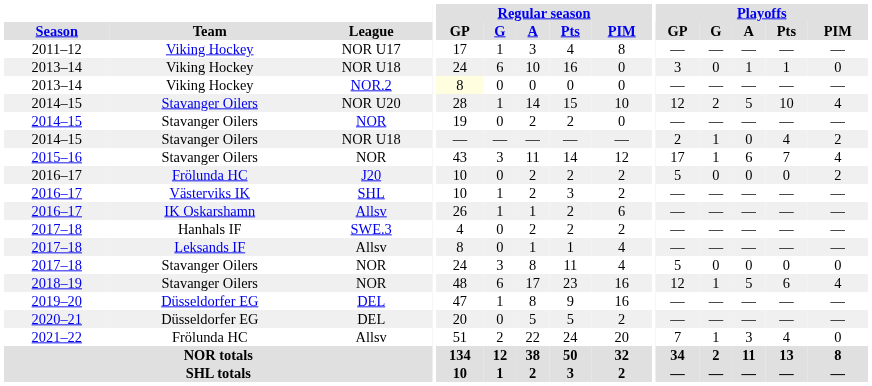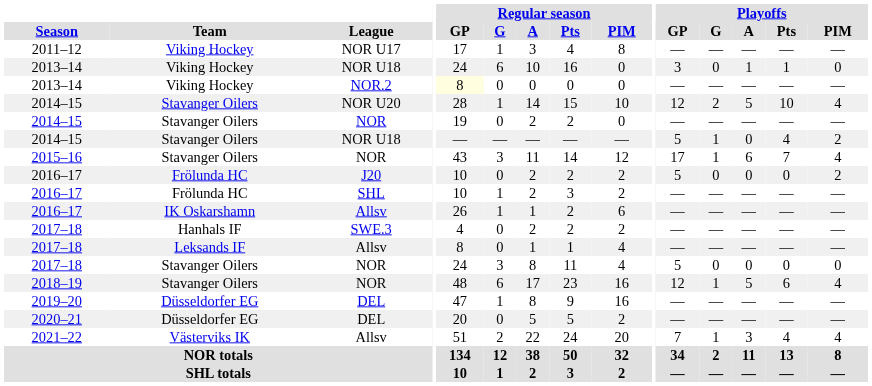(678, 139) 2 -> (678, 139) 5
(210, 193) Västerviks IK -> (210, 193) Frölunda HC
(210, 337) Frölunda HC -> (210, 337) Västerviks IK
(838, 337) 0 -> (838, 337) 4
